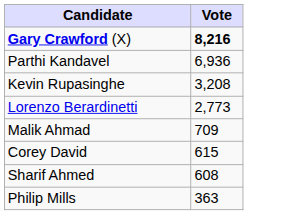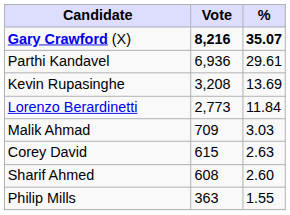+ column: (264, 15)
